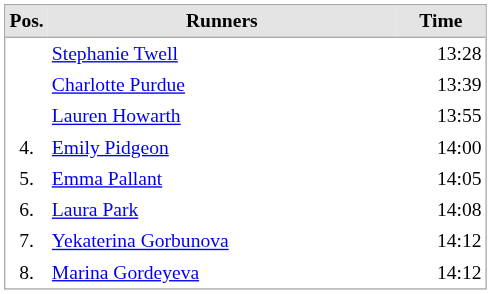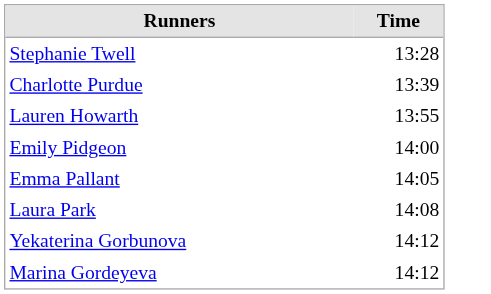- column: (27, 20)
